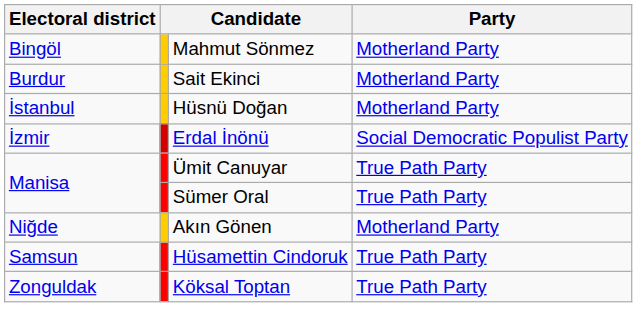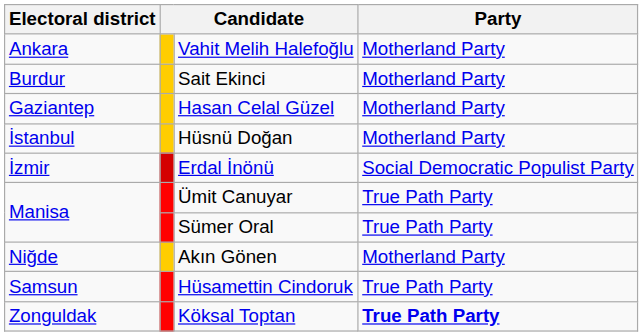+ row: (266, 49)
- row: (244, 49)
+ row: (256, 108)
(421, 286) normal -> (431, 316) bold
